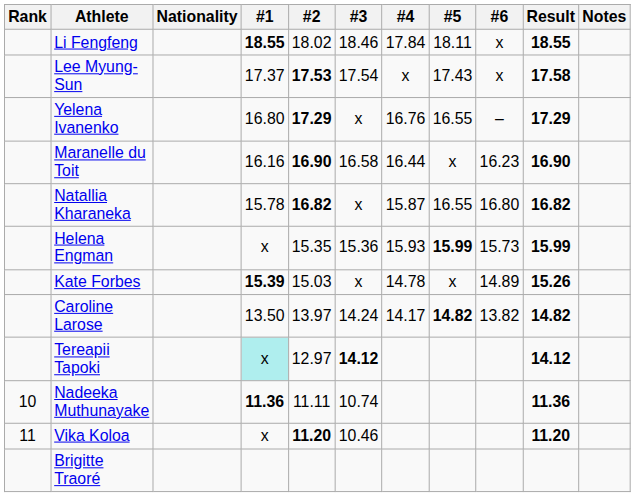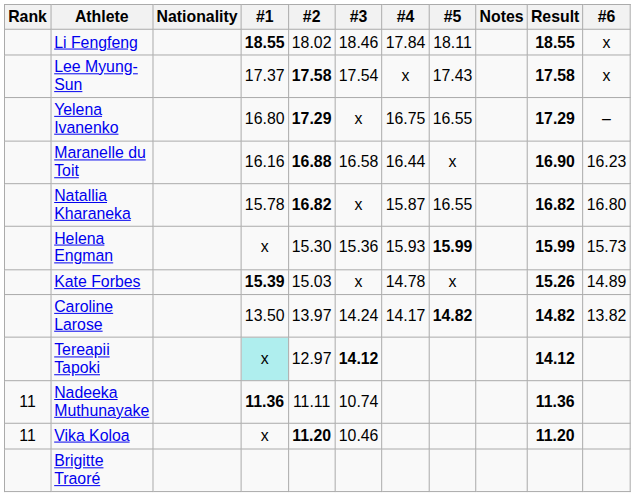columns swapped: (499, 17) <-> (604, 17)
(312, 76) 17.53 -> (312, 76) 17.58
(406, 119) 16.76 -> (406, 119) 16.75
(312, 162) 16.90 -> (312, 162) 16.88
(312, 247) 15.35 -> (312, 247) 15.30
(28, 401) 10 -> (28, 401) 11
